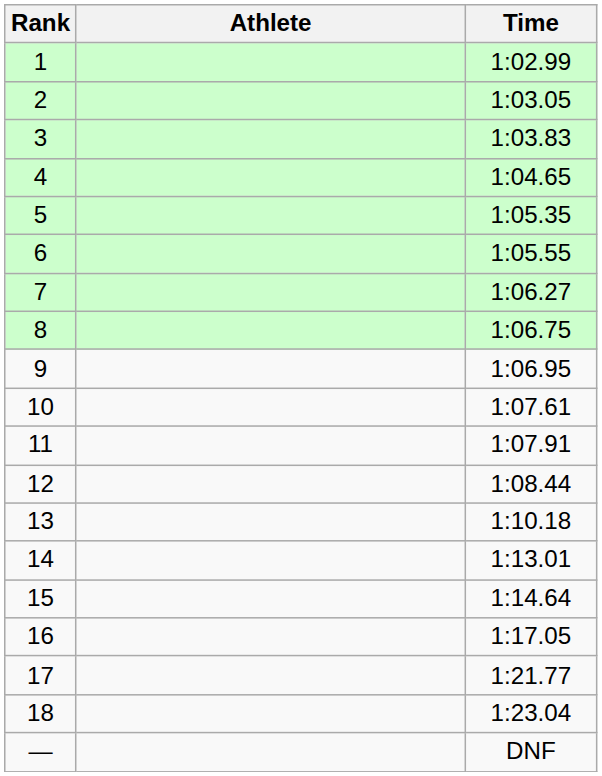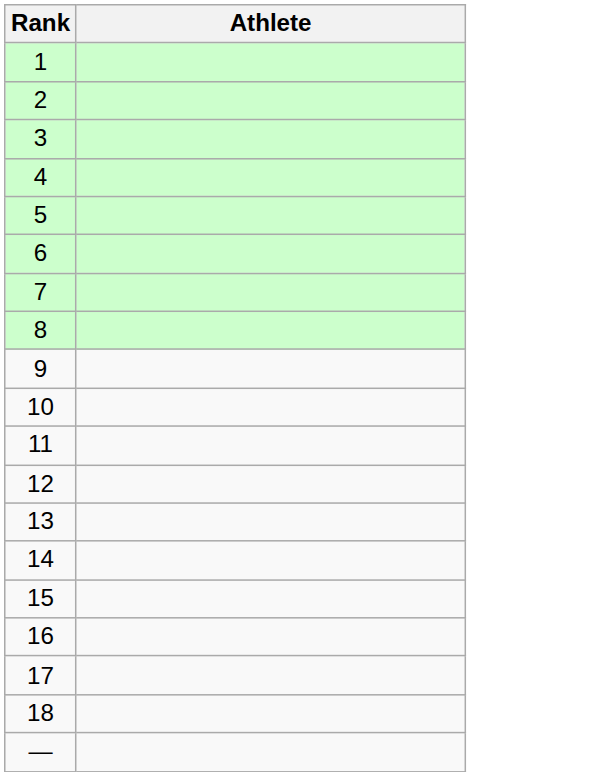- column: (531, 23)
